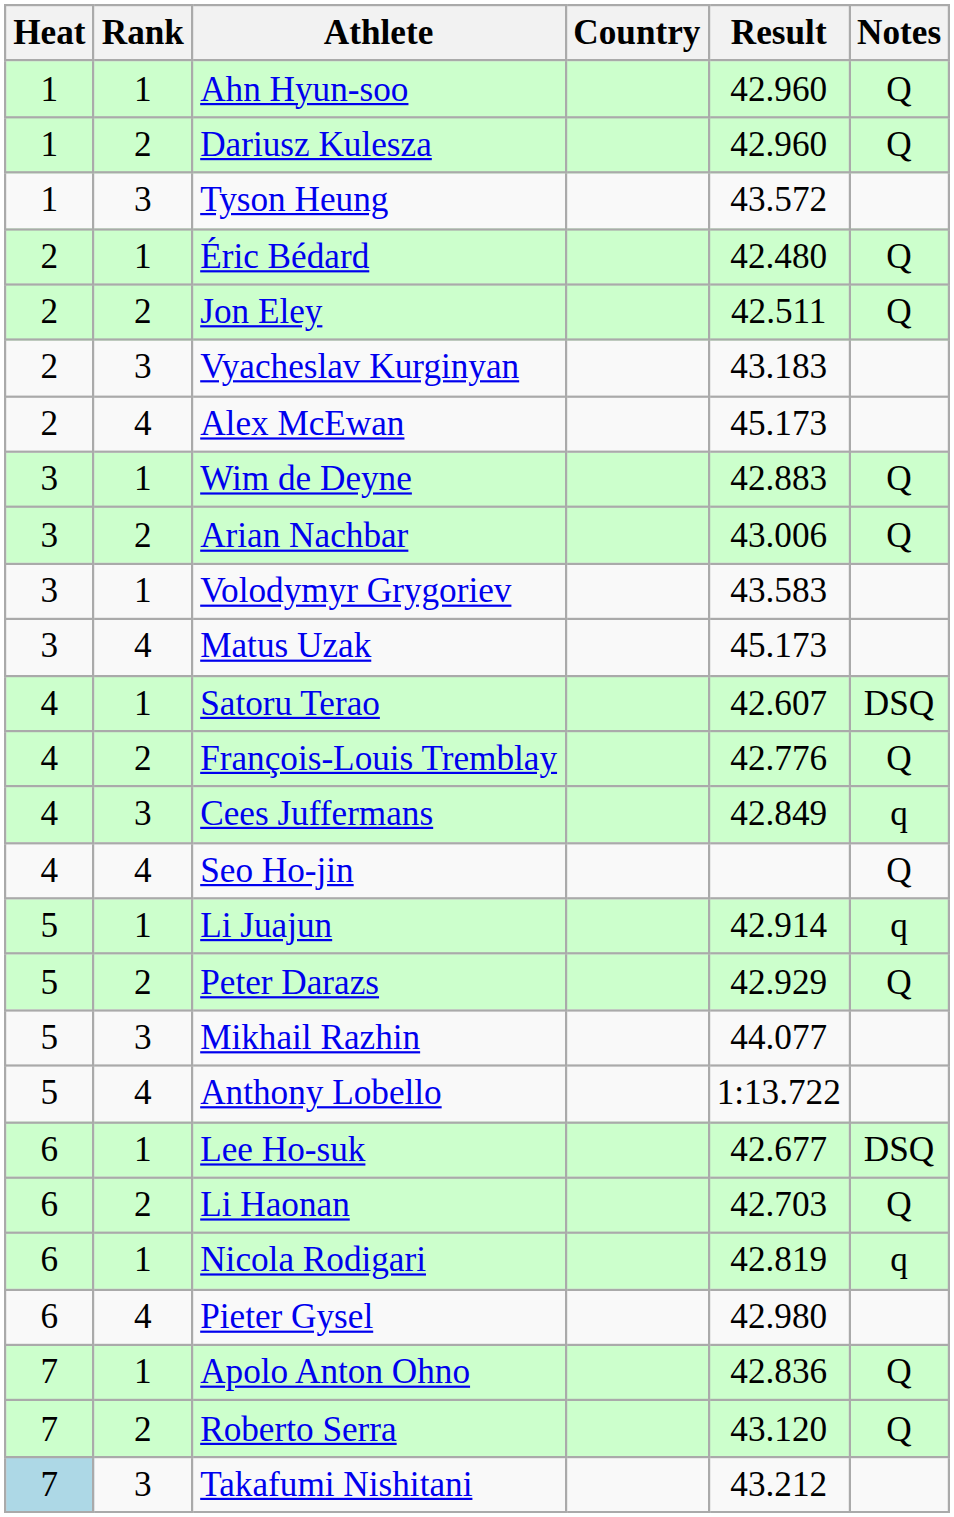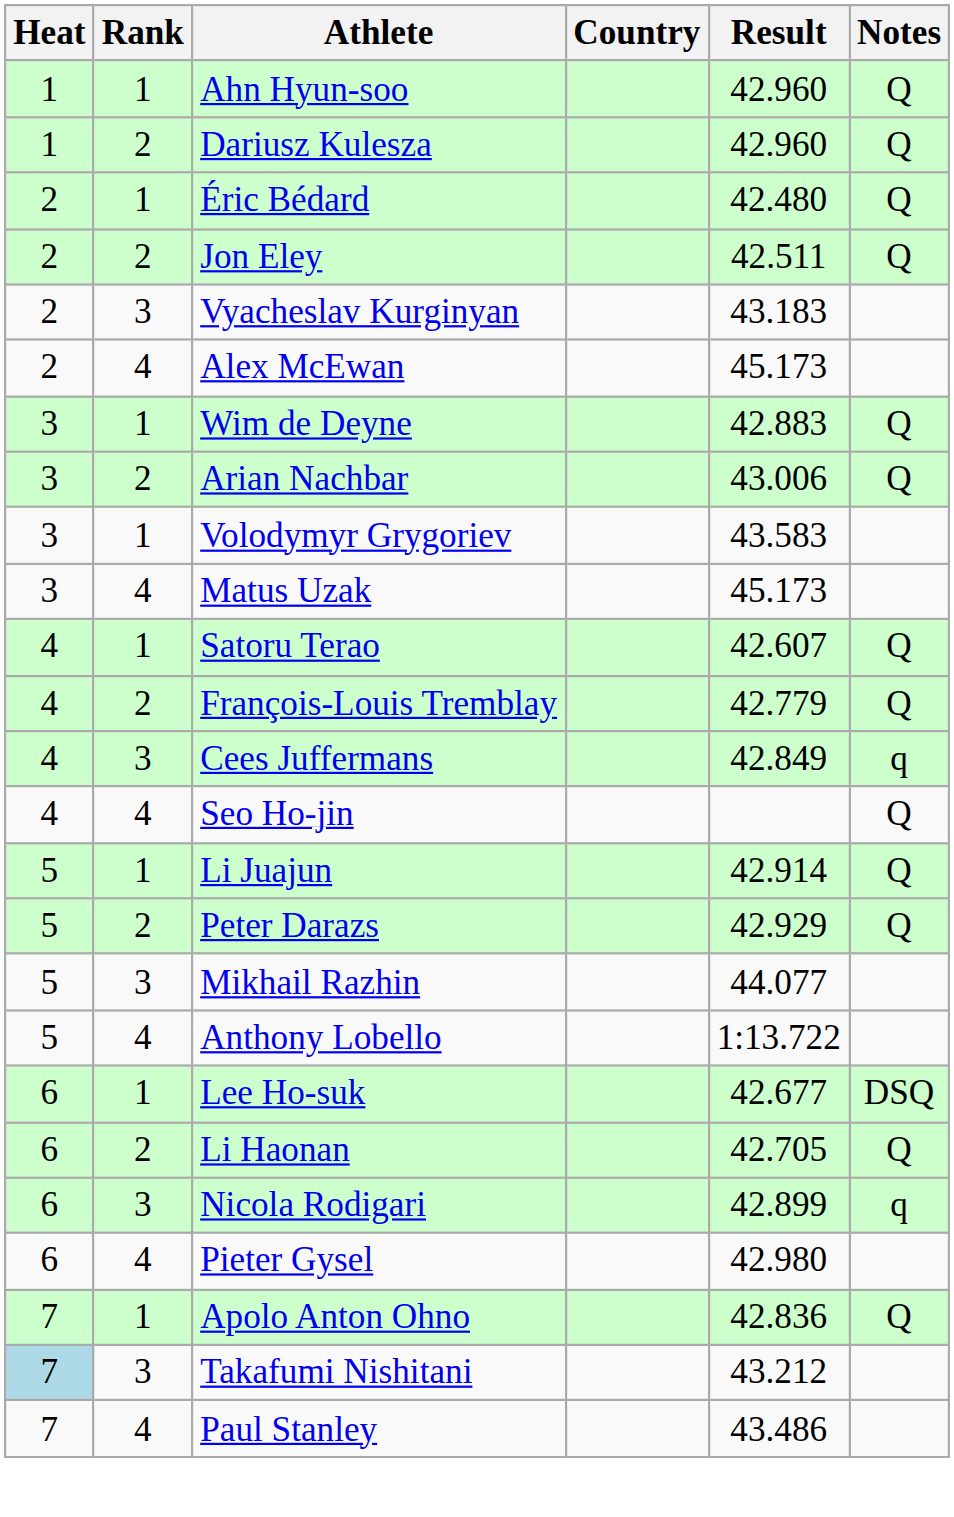- row: (294, 199)
(899, 702) DSQ -> (899, 646) Q
(779, 758) 42.776 -> (779, 702) 42.779
(899, 925) q -> (899, 869) Q
(779, 1204) 42.703 -> (779, 1148) 42.705
(143, 1260) 1 -> (143, 1204) 3
(779, 1260) 42.819 -> (779, 1204) 42.899
- row: (298, 1428)
+ row: (289, 1428)
